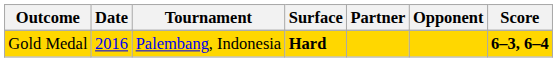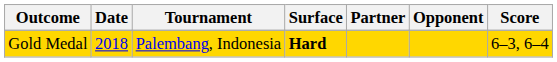(112, 43) 2016 -> (112, 43) 2018
(520, 43) bold -> (520, 43) normal
